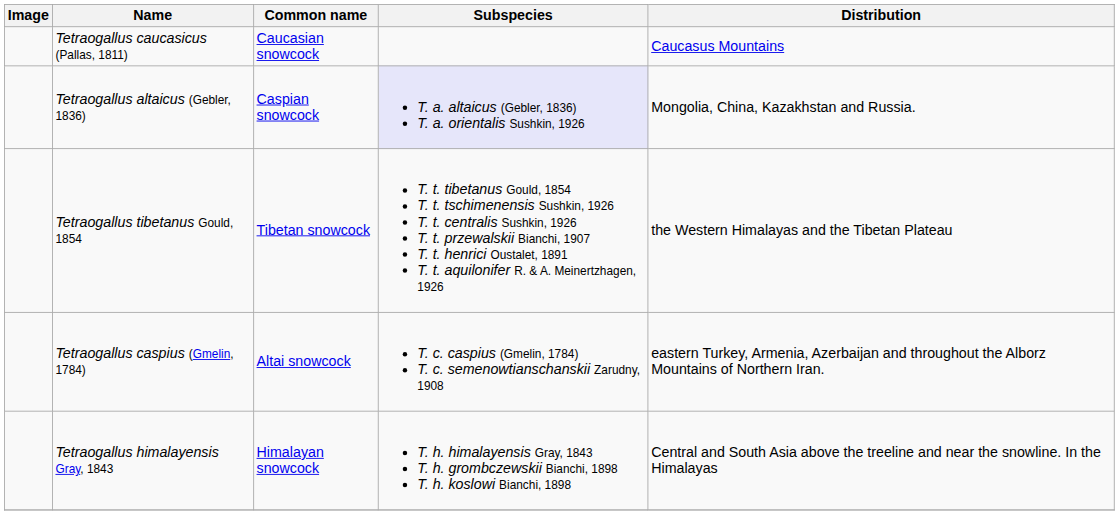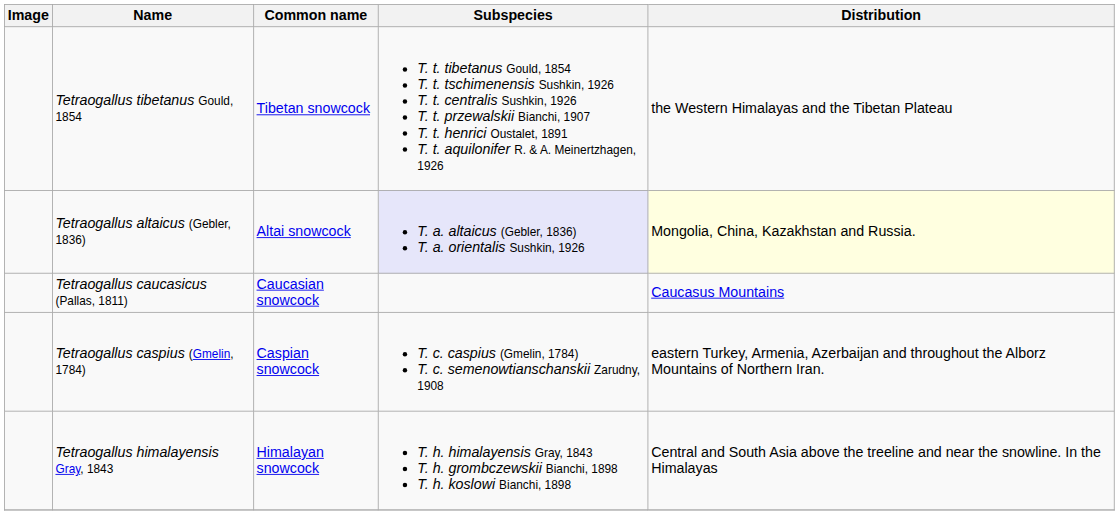rows swapped: (144, 230) <-> (131, 46)
(288, 107) Caspian snowcock -> (304, 231) Altai snowcock
(783, 107) no background -> (783, 231) lightyellow background
(304, 361) Altai snowcock -> (288, 361) Caspian snowcock
